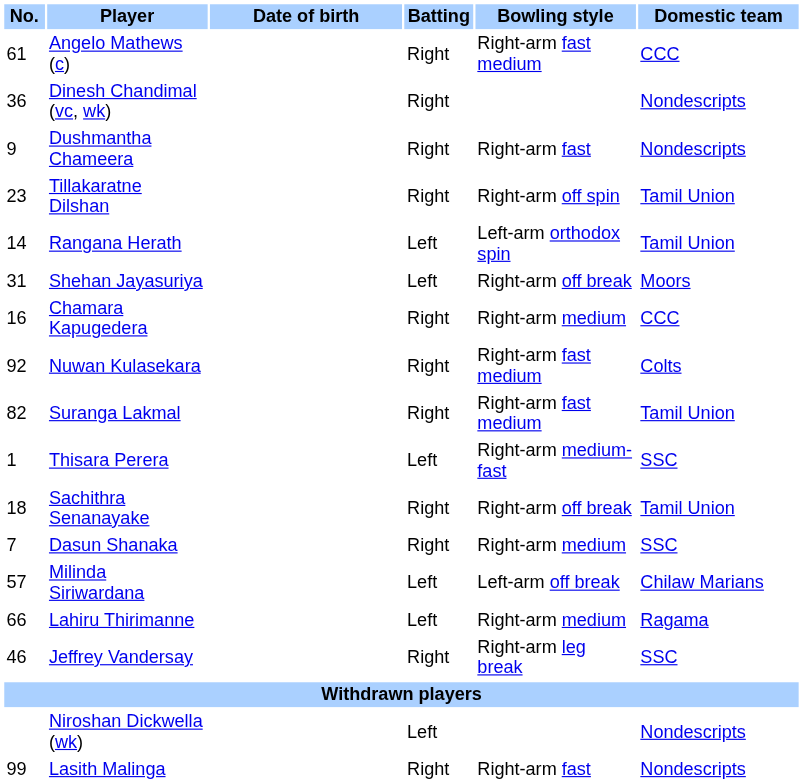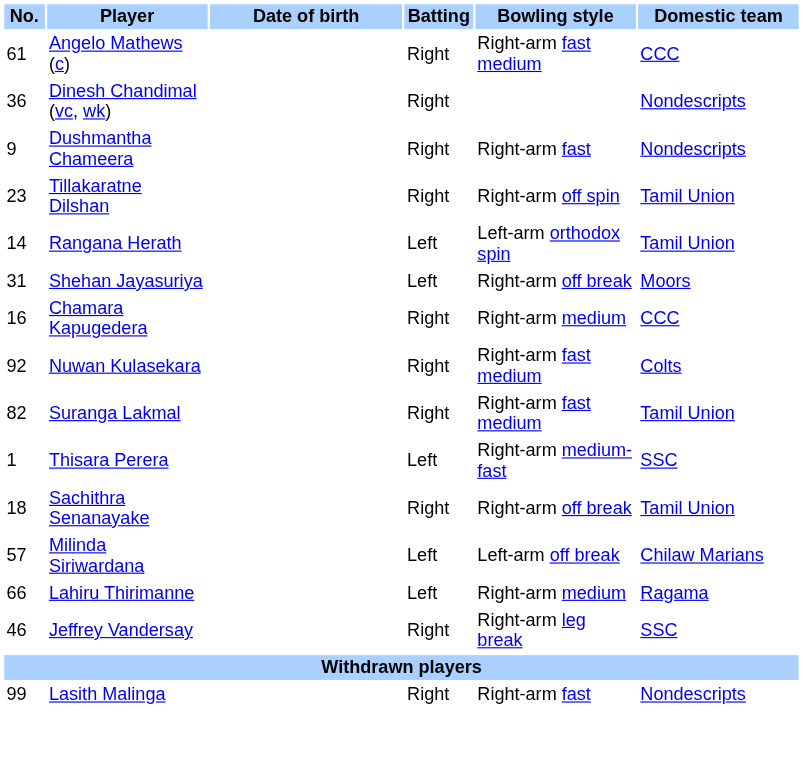- row: (113, 545)
- row: (126, 731)
